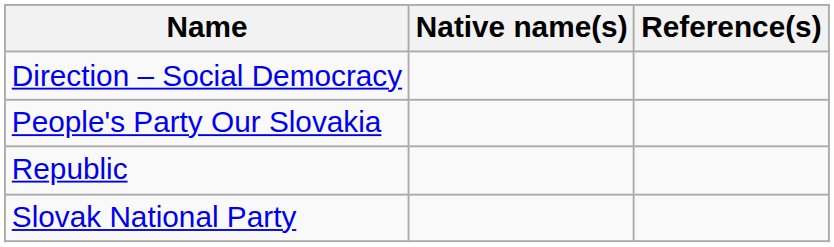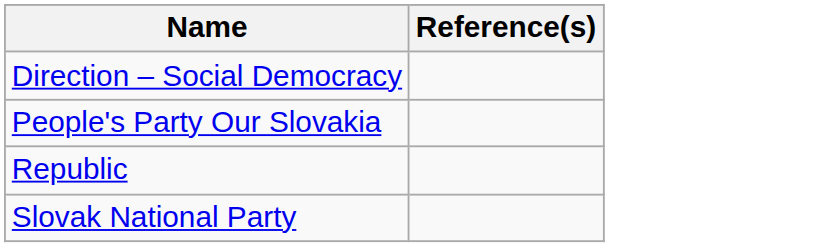- column: (522, 28)
